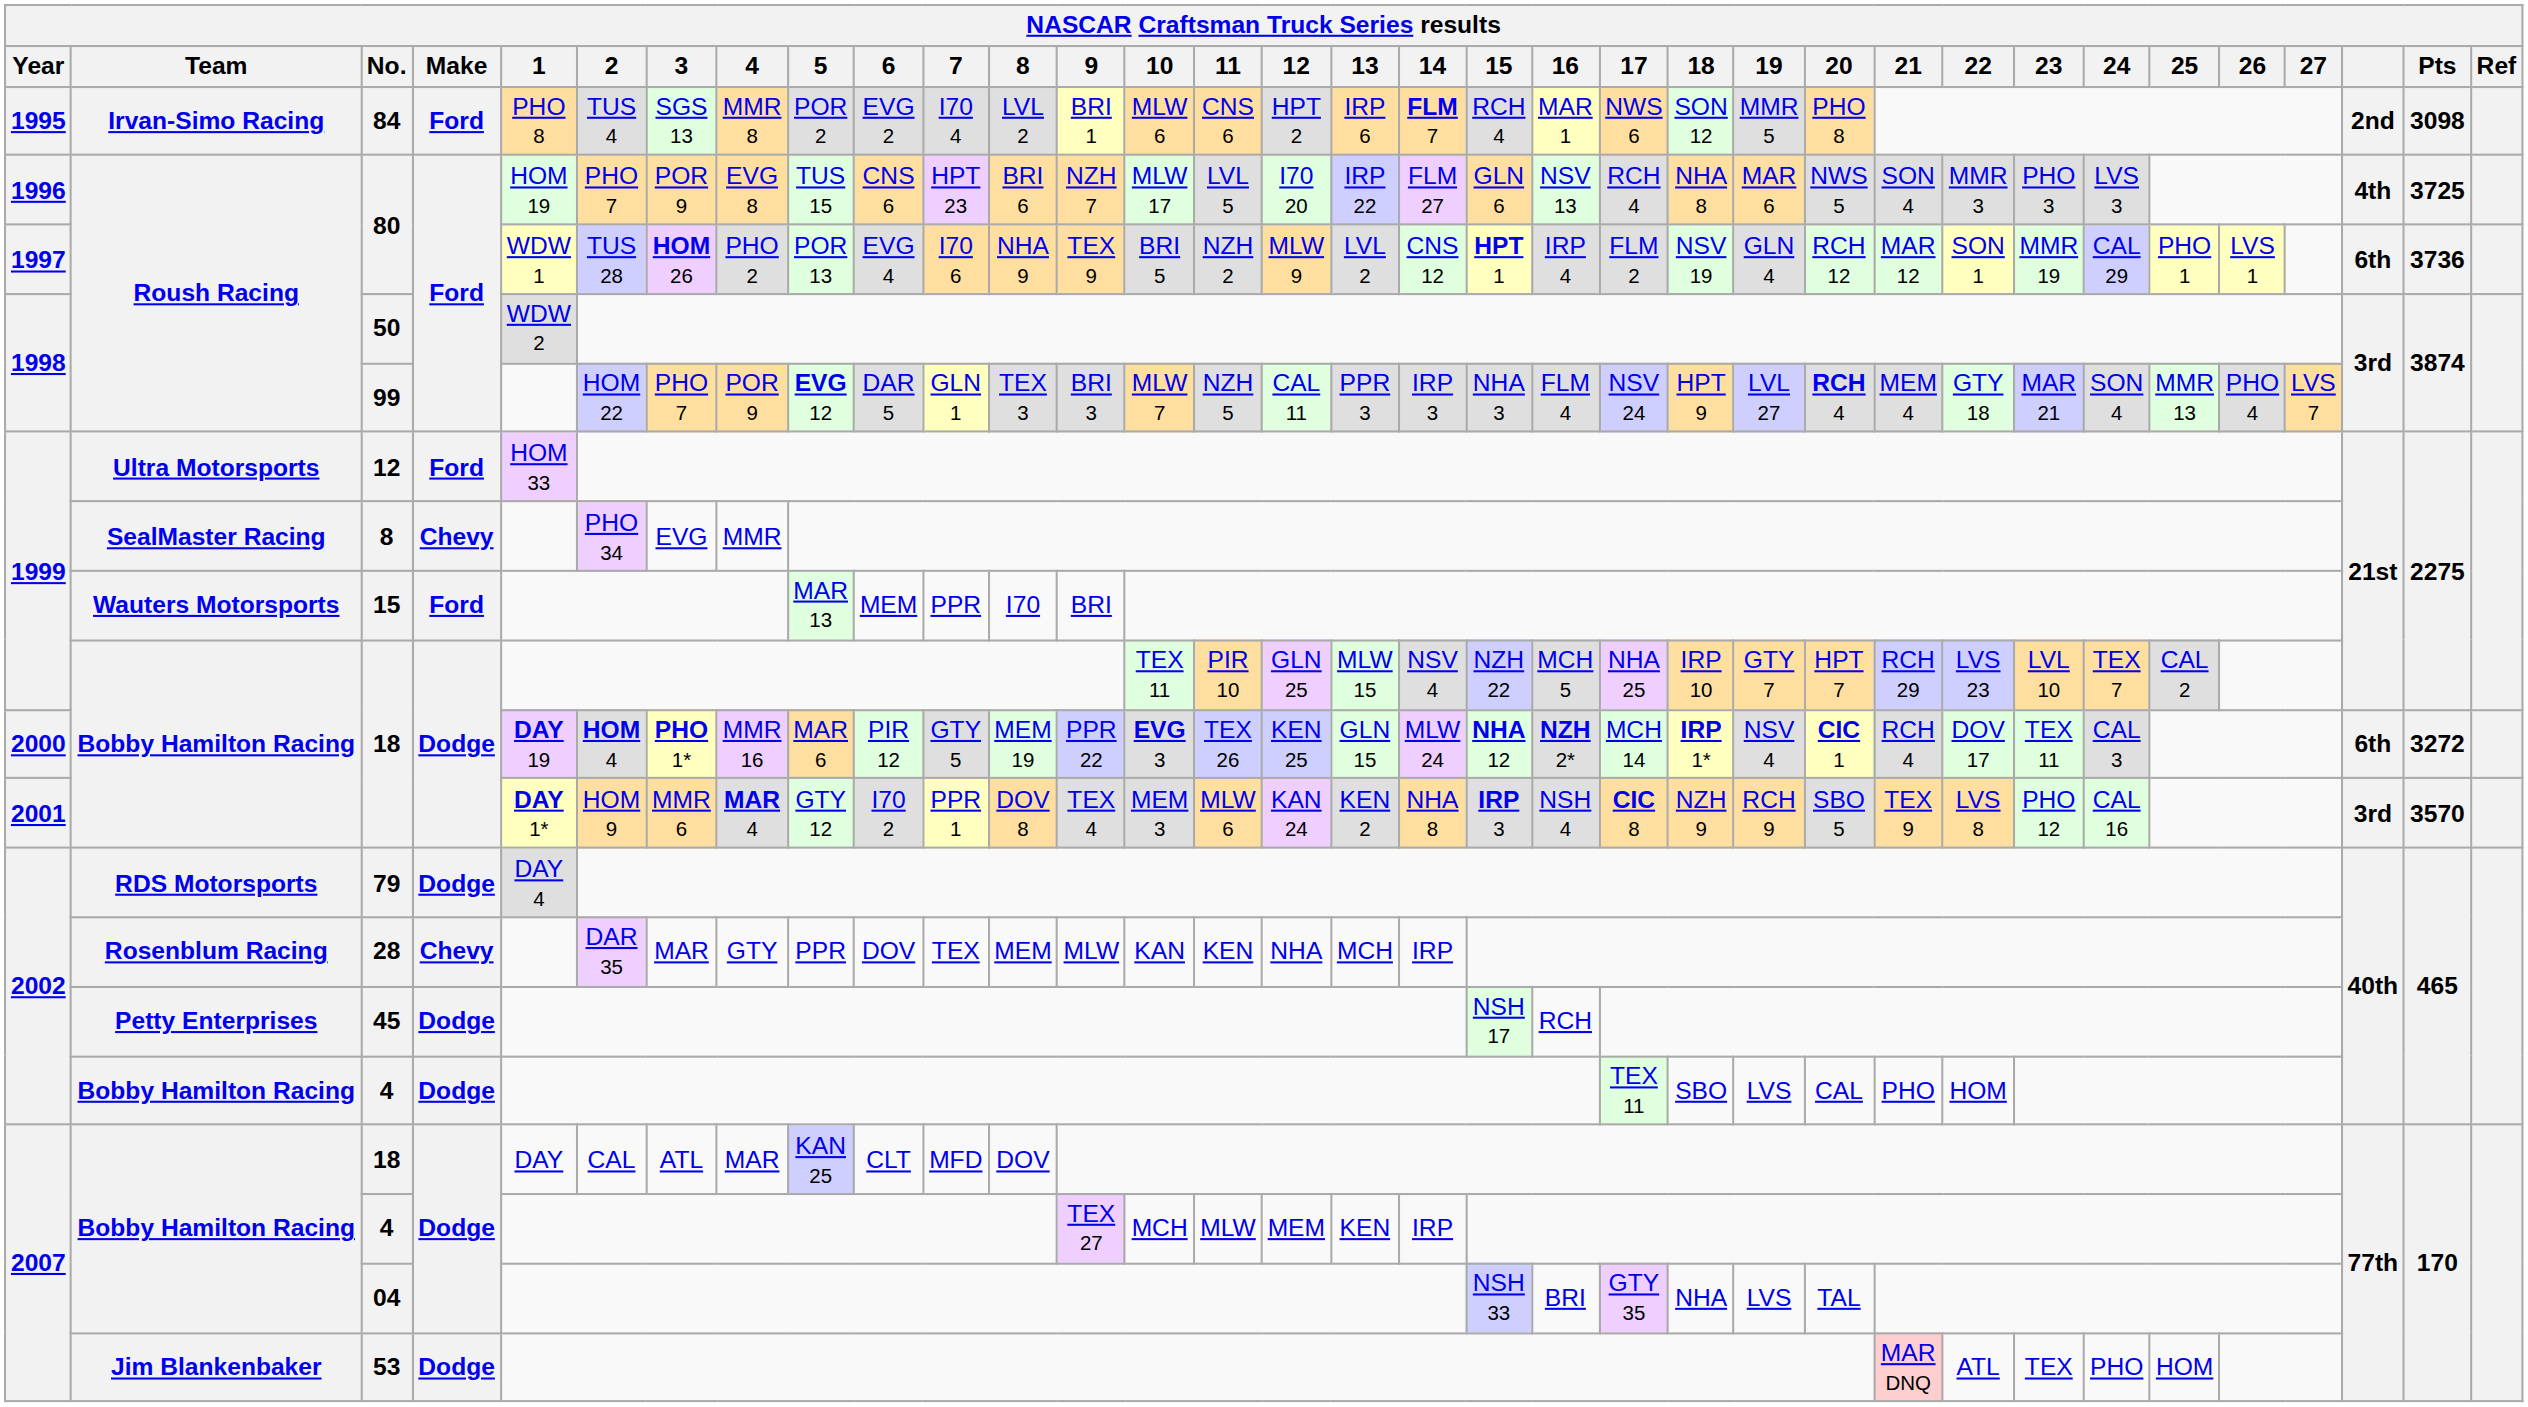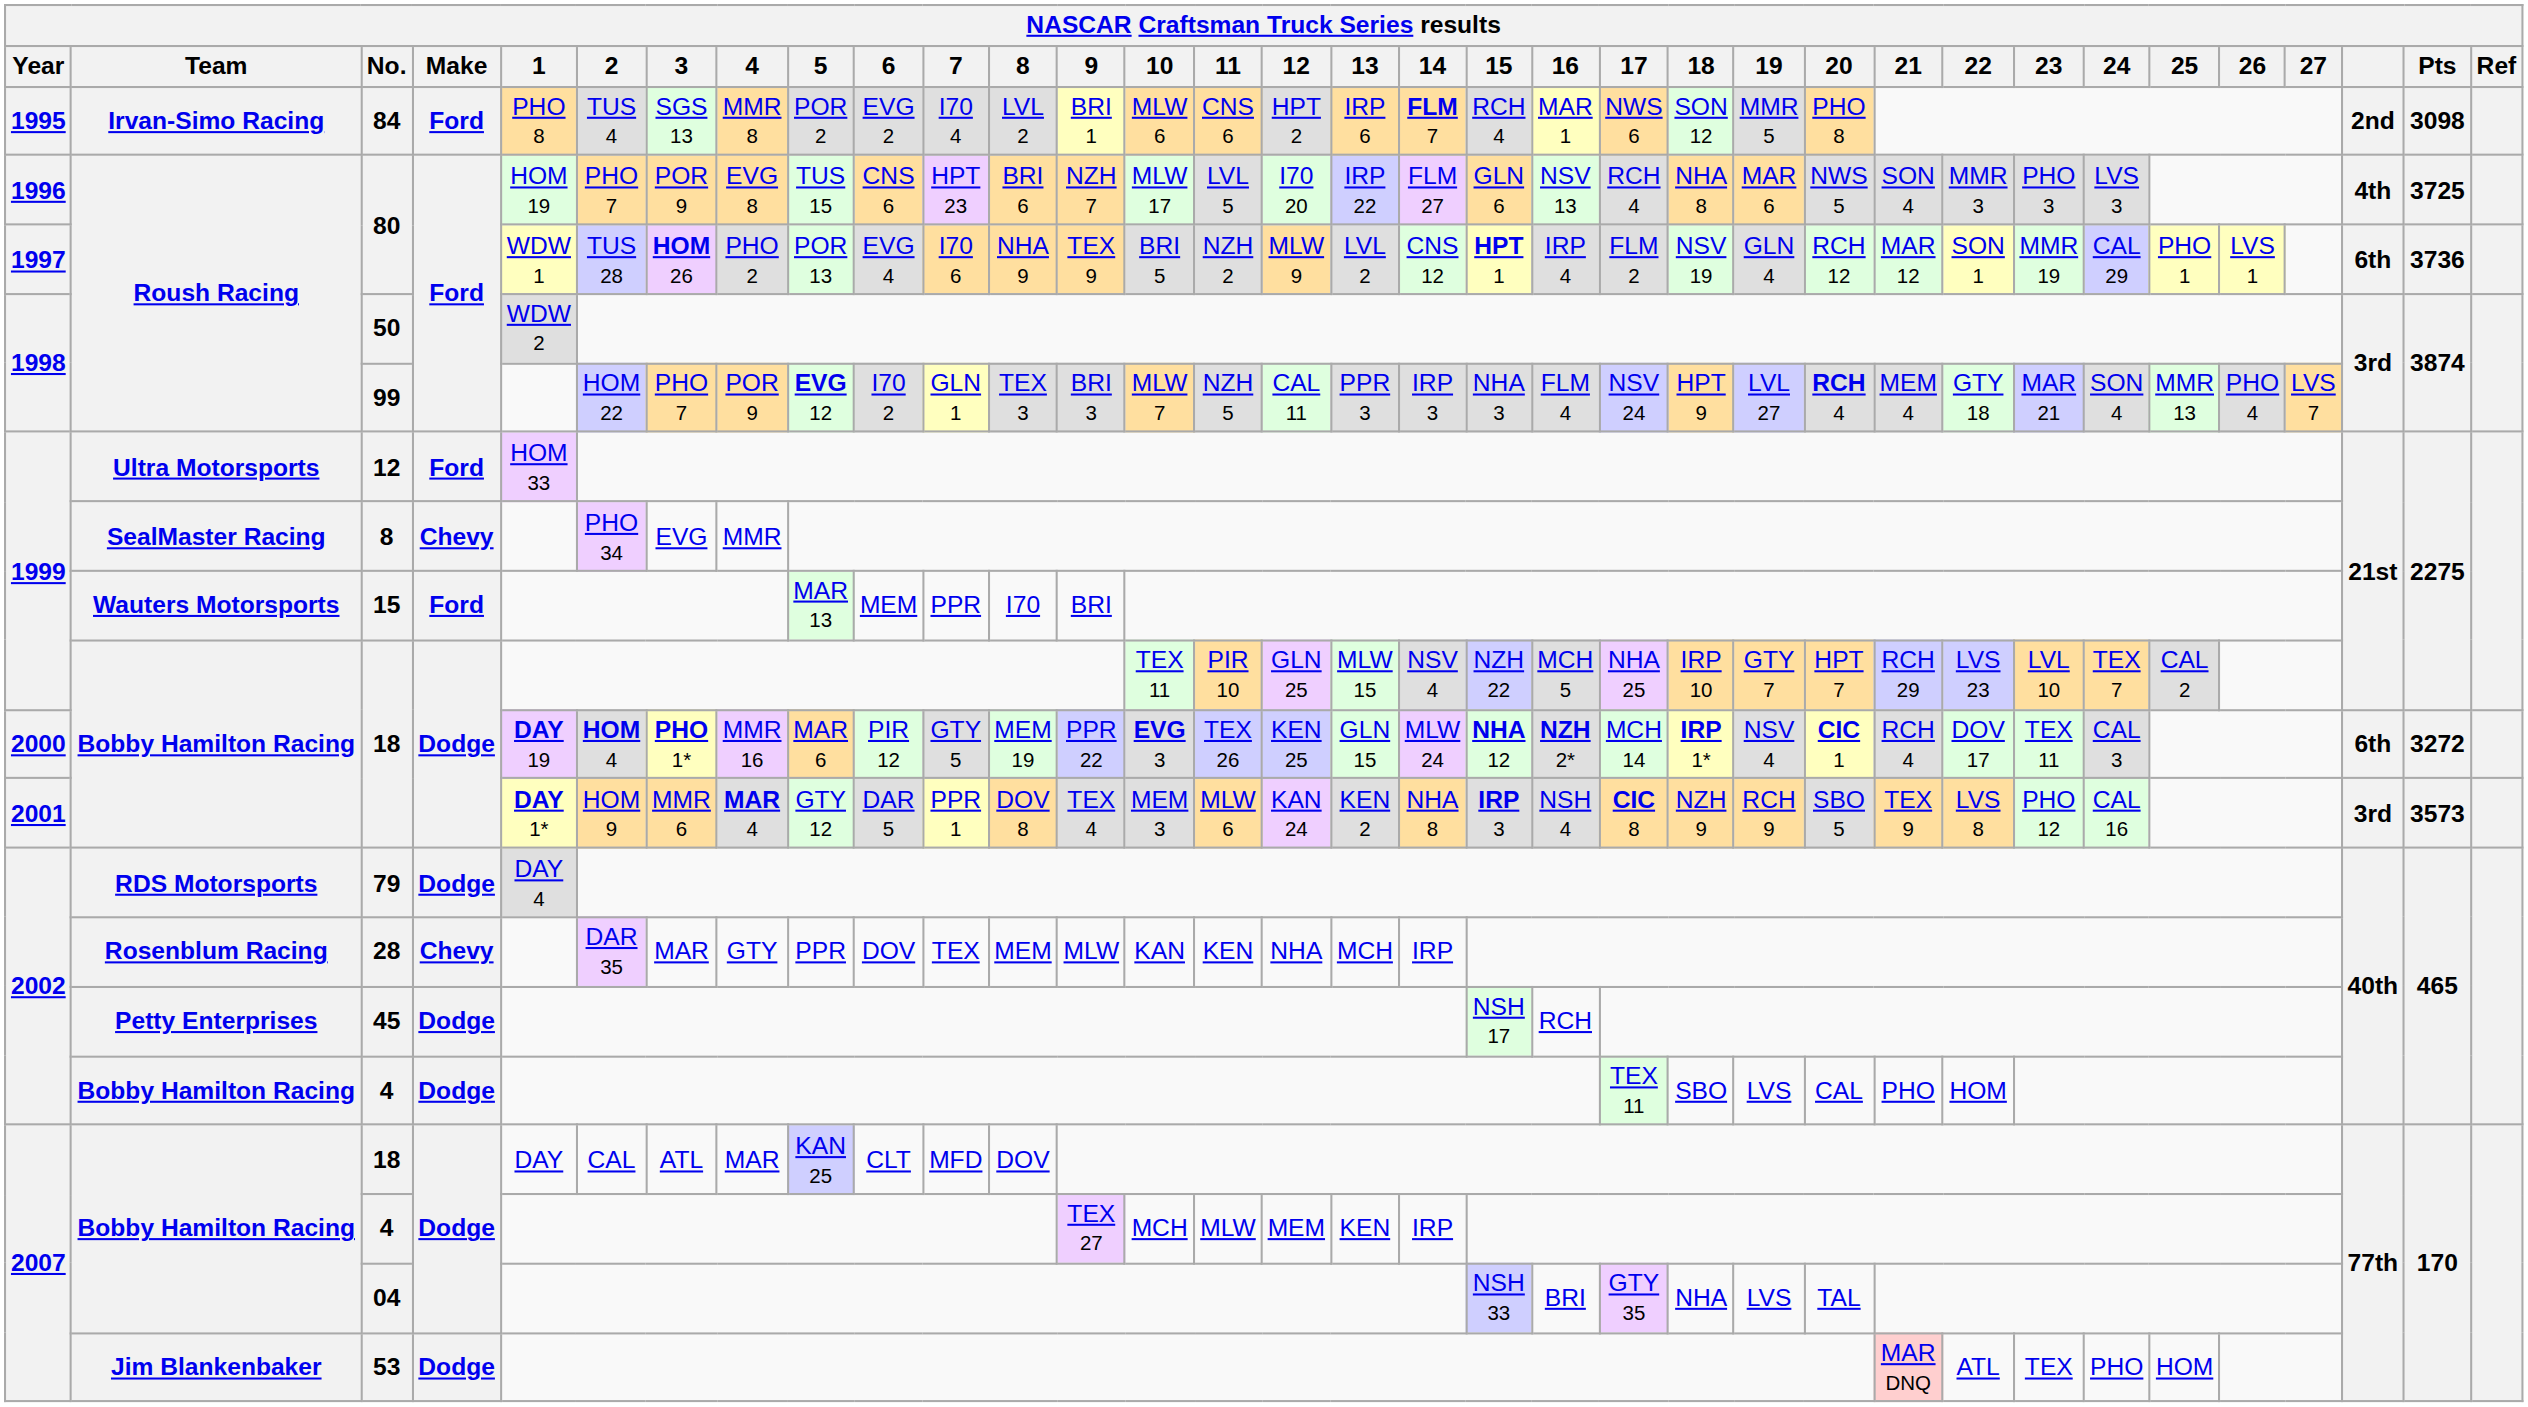(889, 397) DAR 5 -> (889, 397) I70 2
(889, 812) I70 2 -> (889, 812) DAR 5
(2437, 813) 3570 -> (2437, 813) 3573
